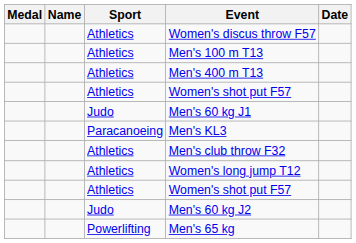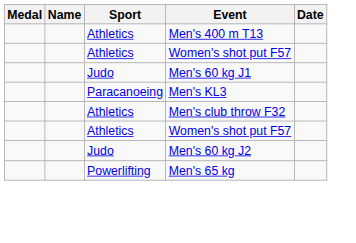- row: (110, 34)
- row: (110, 53)
- row: (110, 170)
